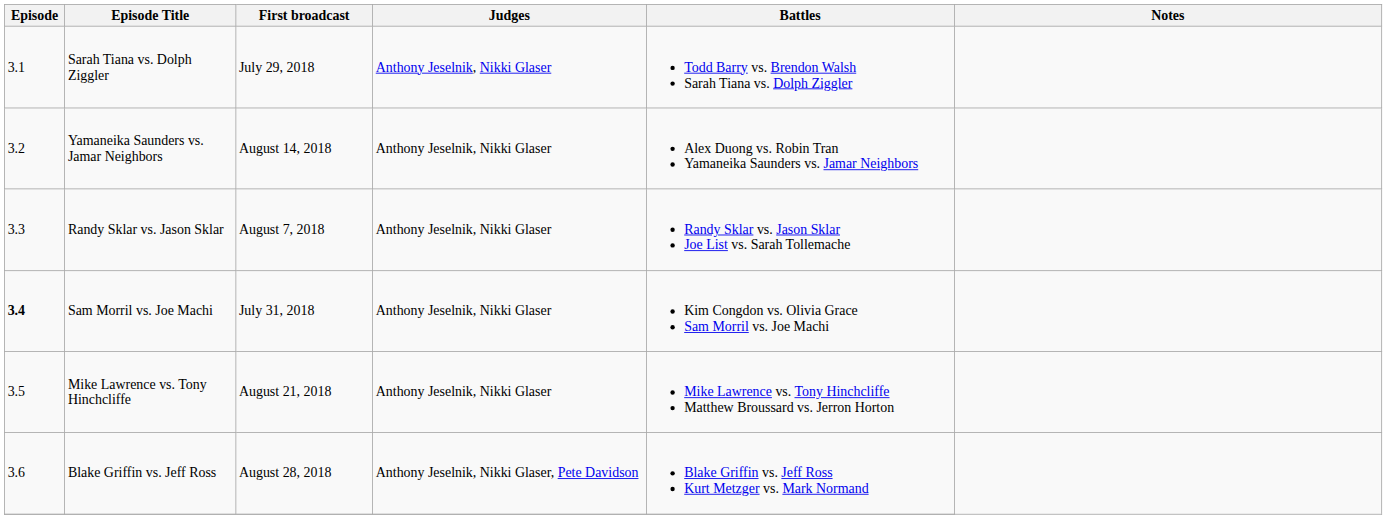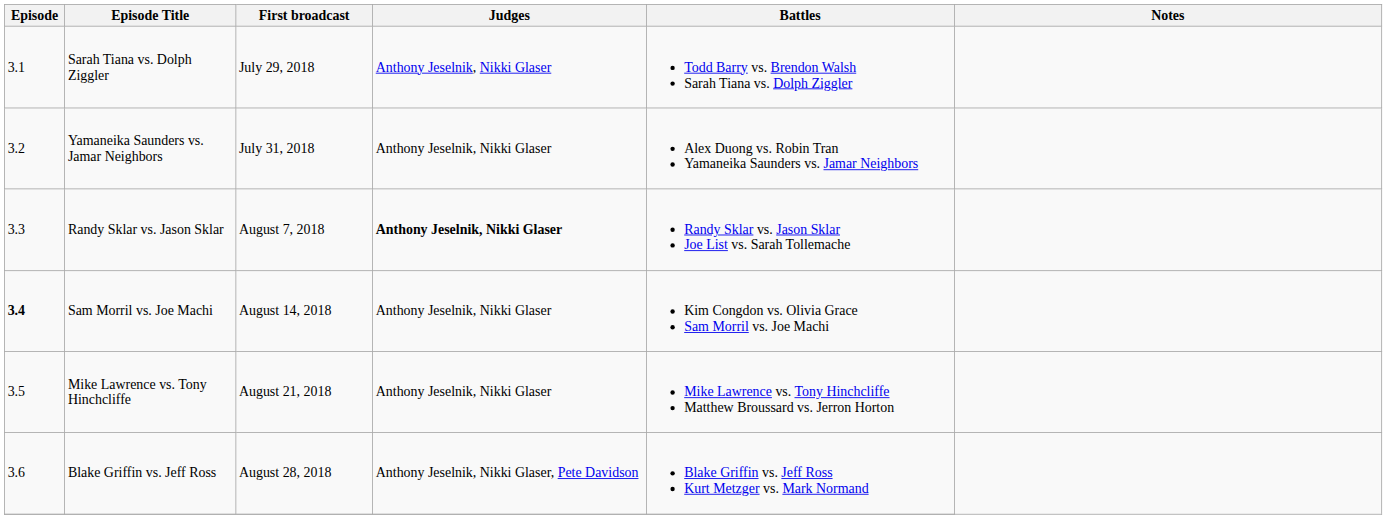(285, 148) August 14, 2018 -> (277, 148) July 31, 2018
(464, 229) normal -> (469, 229) bold
(277, 310) July 31, 2018 -> (285, 310) August 14, 2018
